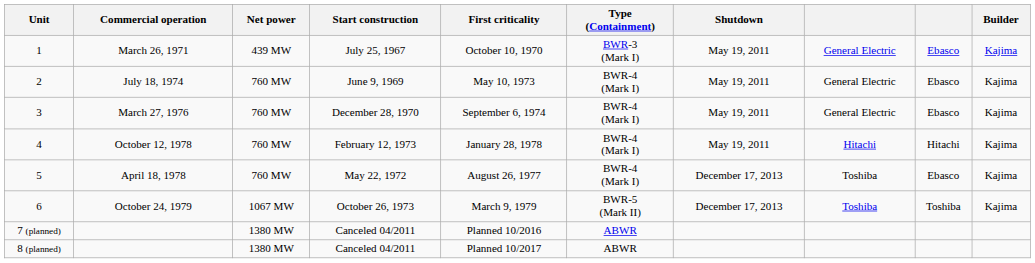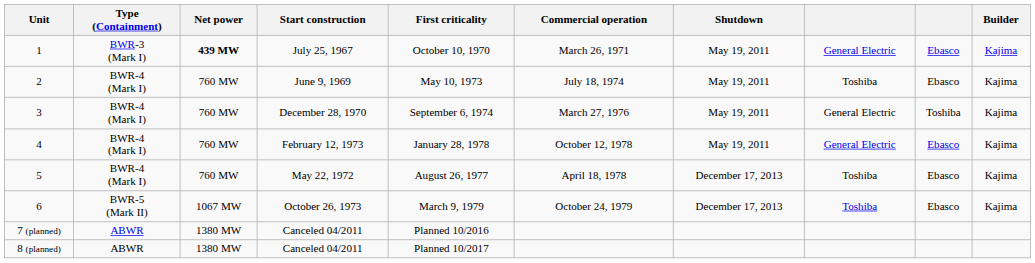columns swapped: (620, 20) <-> (153, 20)
(271, 51) normal -> (219, 51) bold
(860, 82) General Electric -> (860, 82) Toshiba
(943, 113) Ebasco -> (943, 113) Toshiba
(860, 144) Hitachi -> (860, 144) General Electric
(943, 144) Hitachi -> (943, 144) Ebasco
(943, 206) Toshiba -> (943, 206) Ebasco
